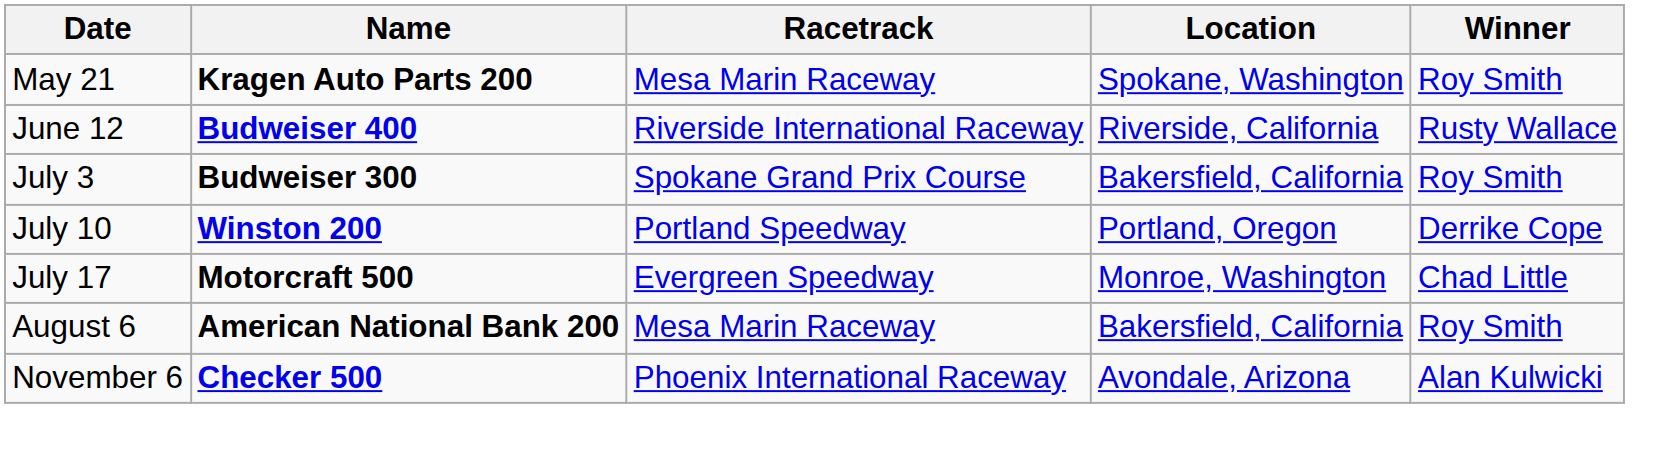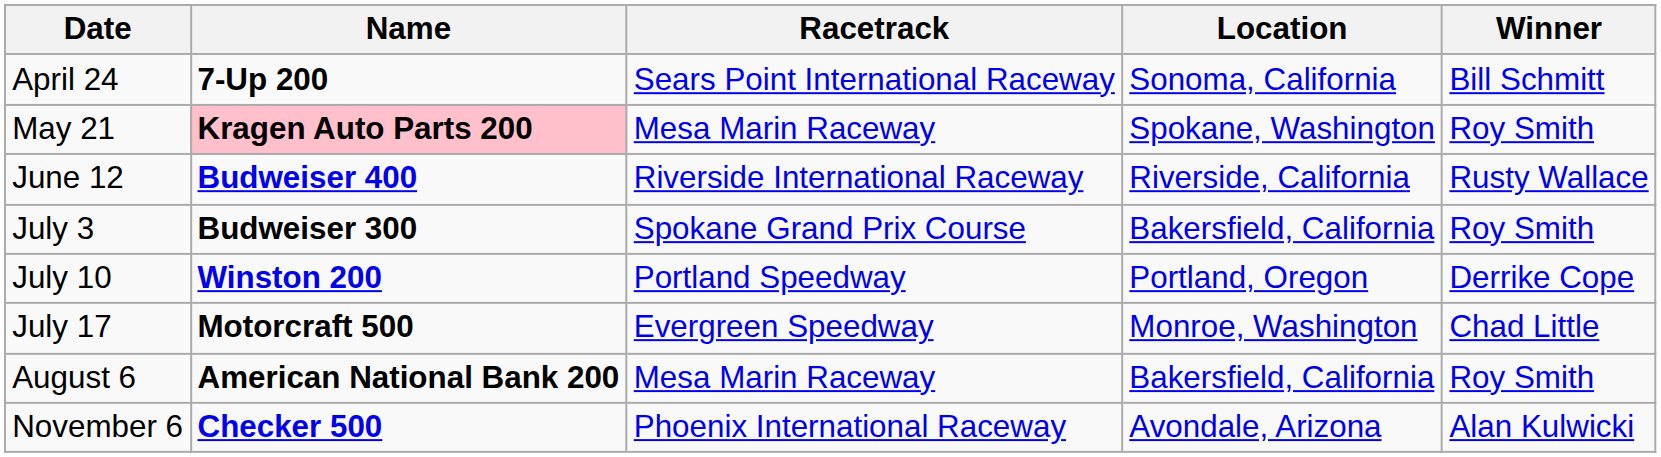+ row: (65, 79)
(365, 79) no background -> (365, 128) pink background
